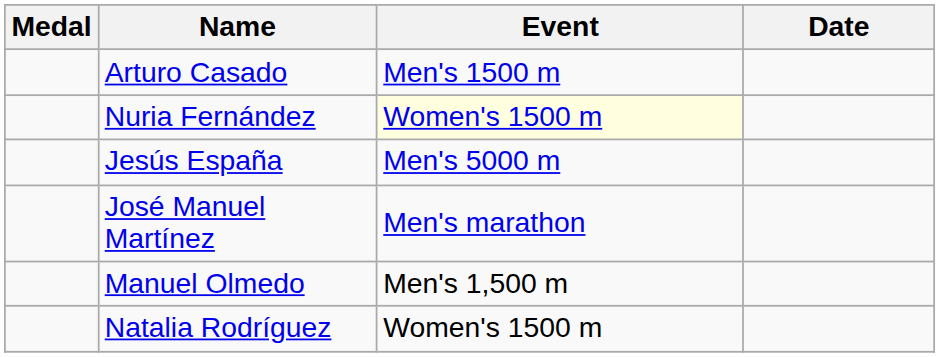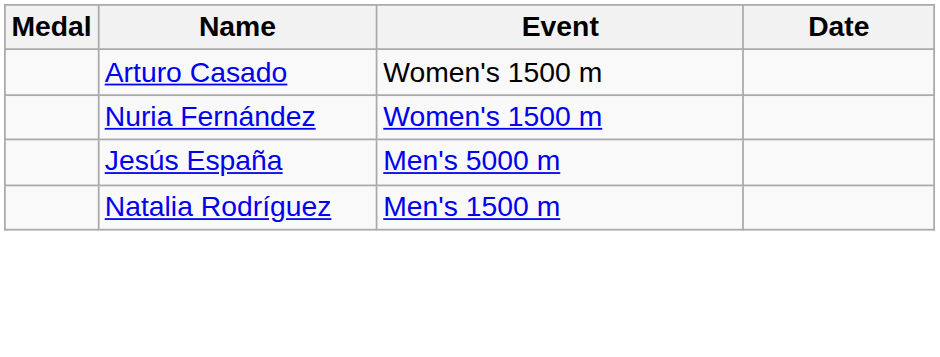(472, 71) Men's 1500 m -> (493, 71) Women's 1500 m
(493, 116) lightyellow background -> (493, 116) no background
- row: (185, 222)
- row: (205, 283)
(493, 328) Women's 1500 m -> (472, 206) Men's 1500 m
